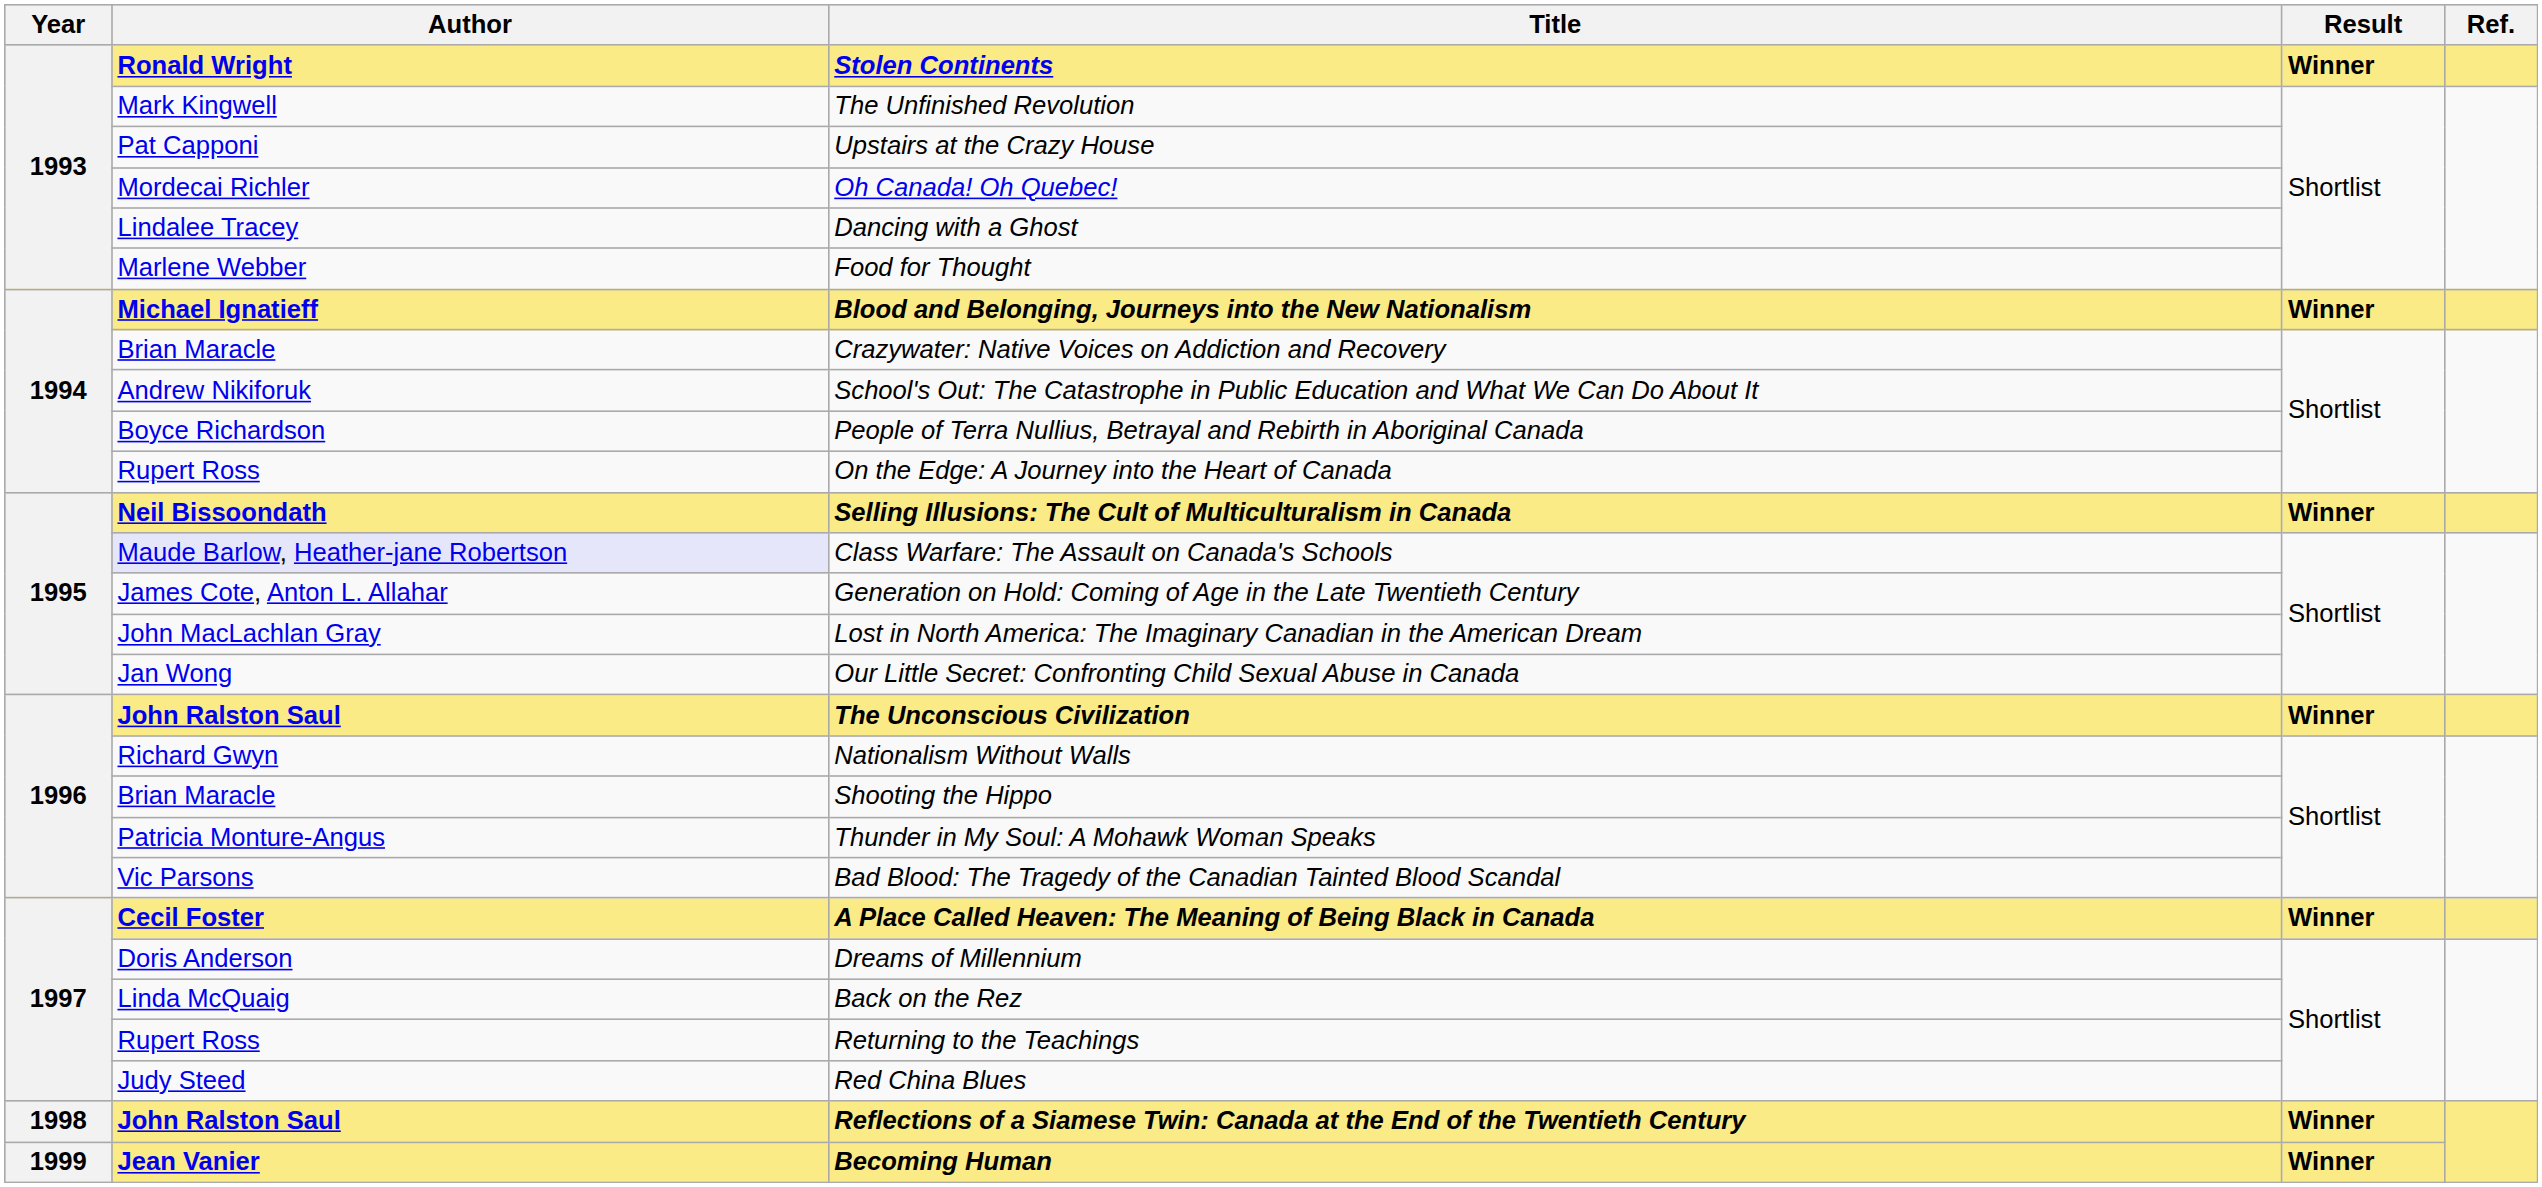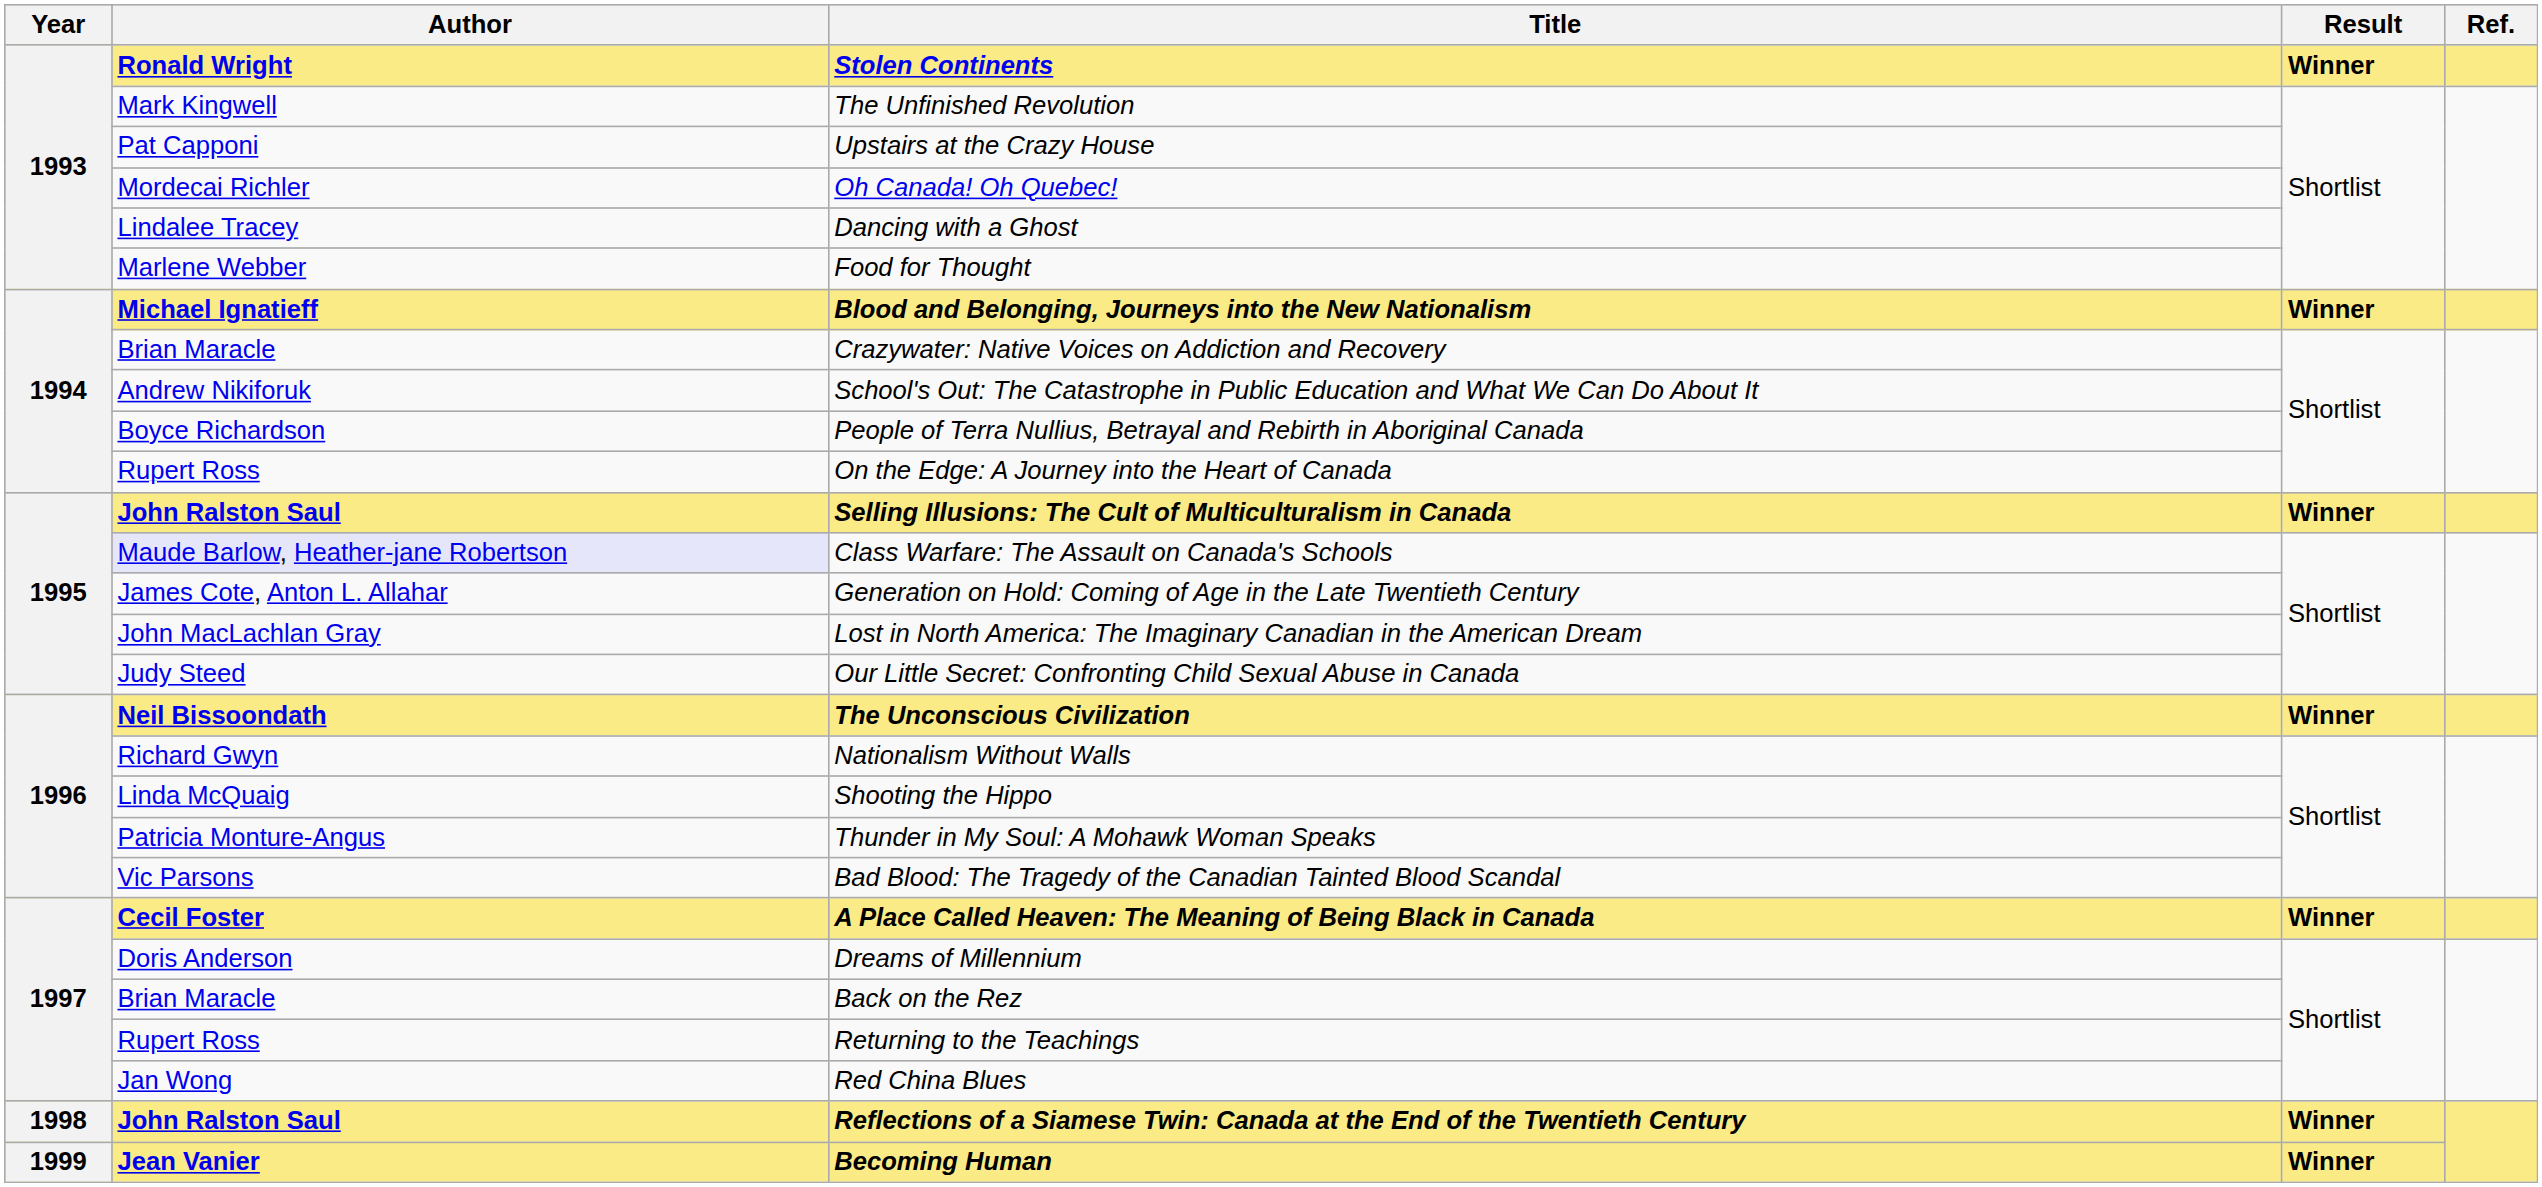(222, 512) Neil Bissoondath -> (229, 512) John Ralston Saul
(175, 674) Jan Wong -> (182, 674) Judy Steed
(229, 715) John Ralston Saul -> (222, 715) Neil Bissoondath
(196, 796) Brian Maracle -> (204, 796) Linda McQuaig
(204, 999) Linda McQuaig -> (196, 999) Brian Maracle
(182, 1080) Judy Steed -> (175, 1080) Jan Wong
